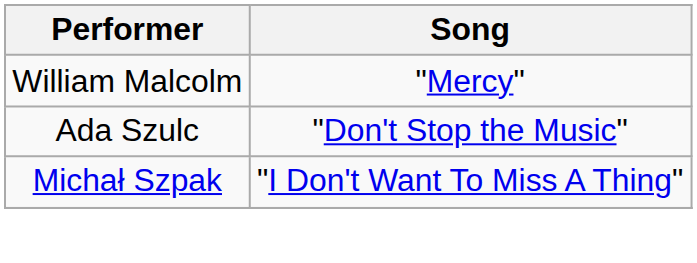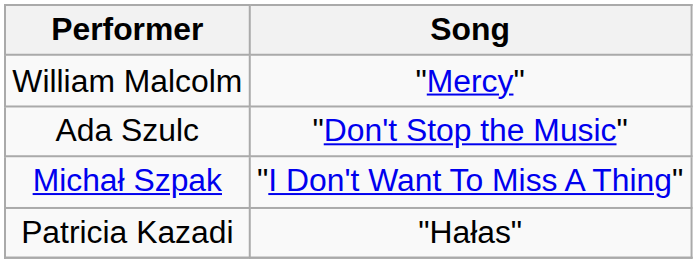+ row: (127, 231)
